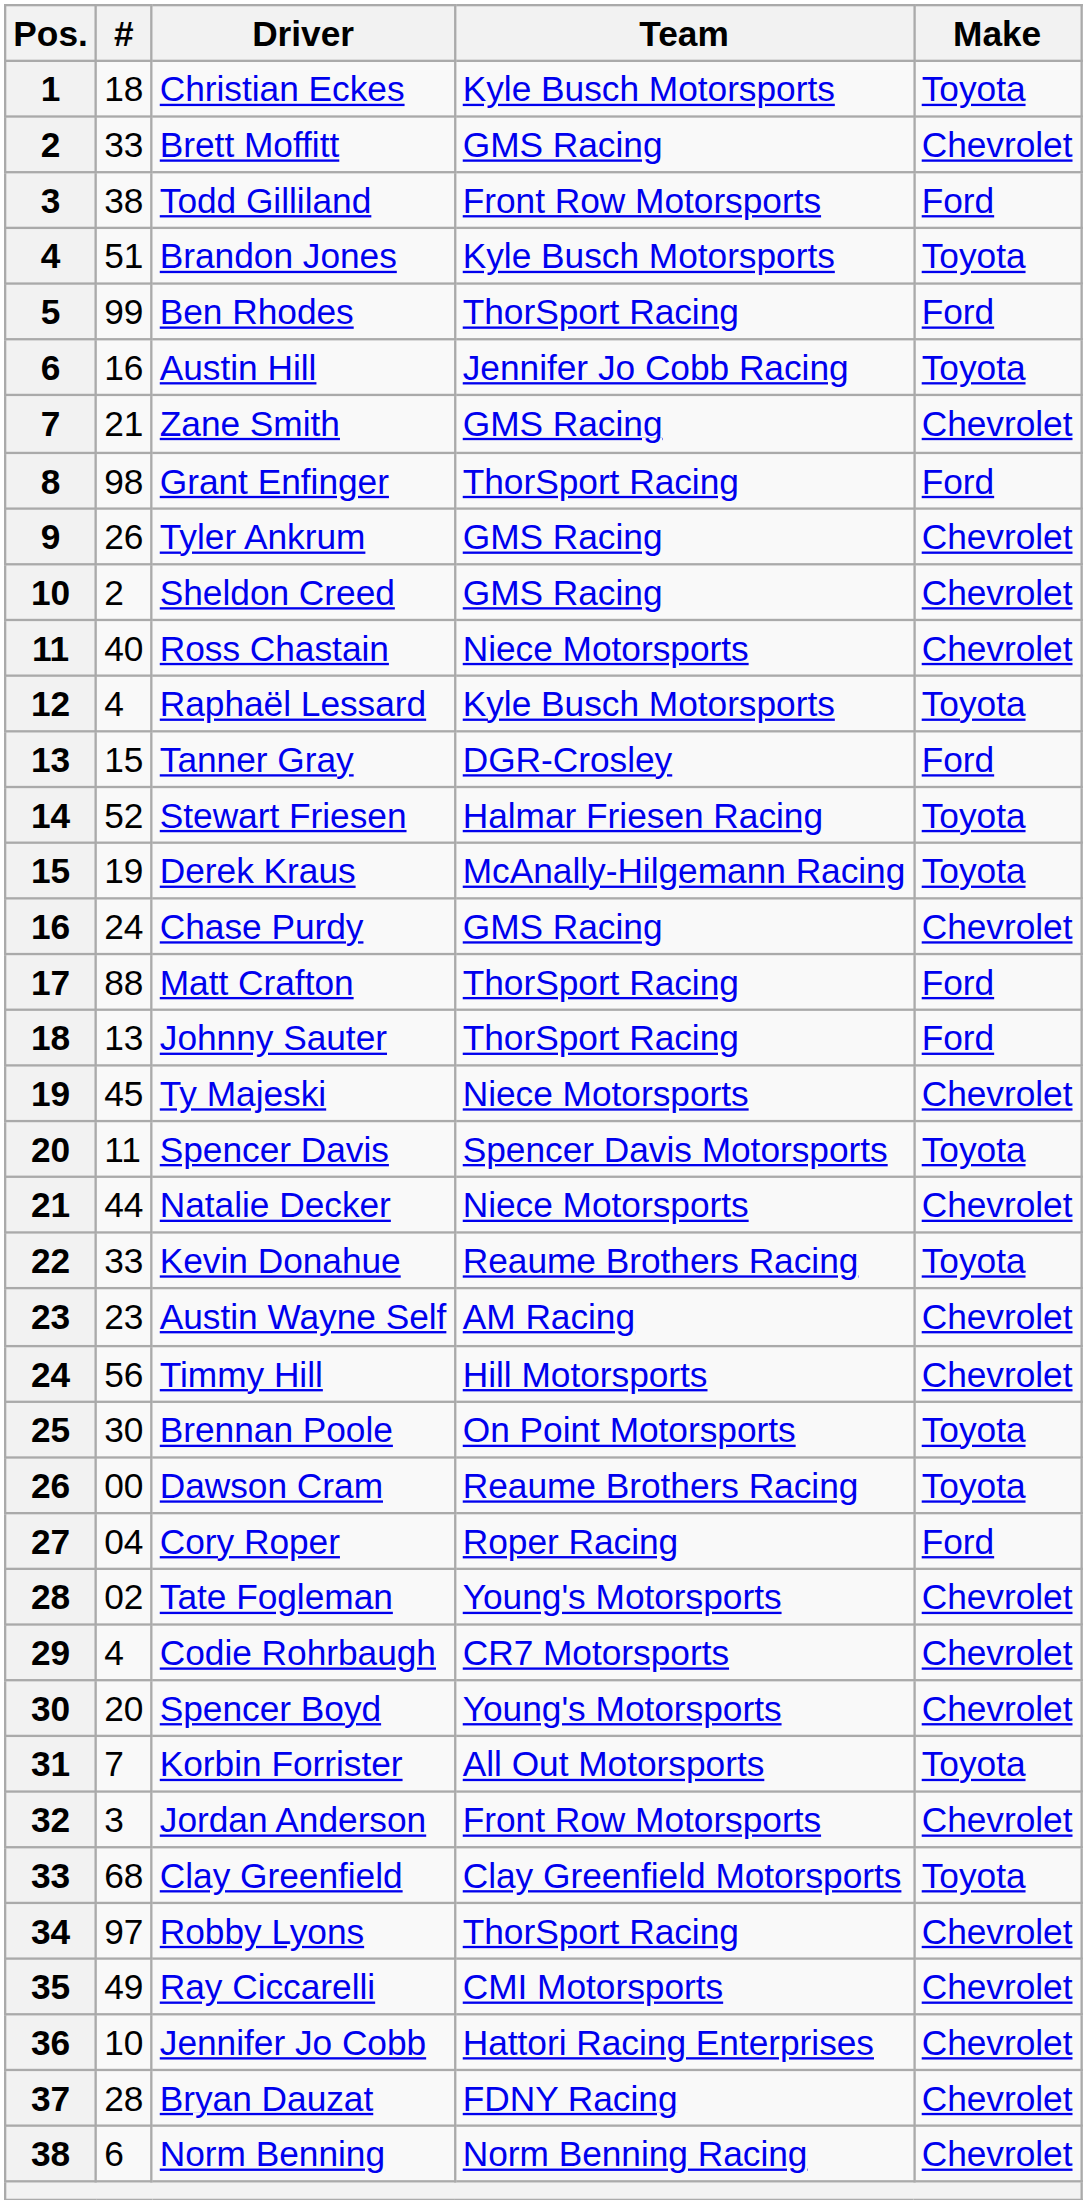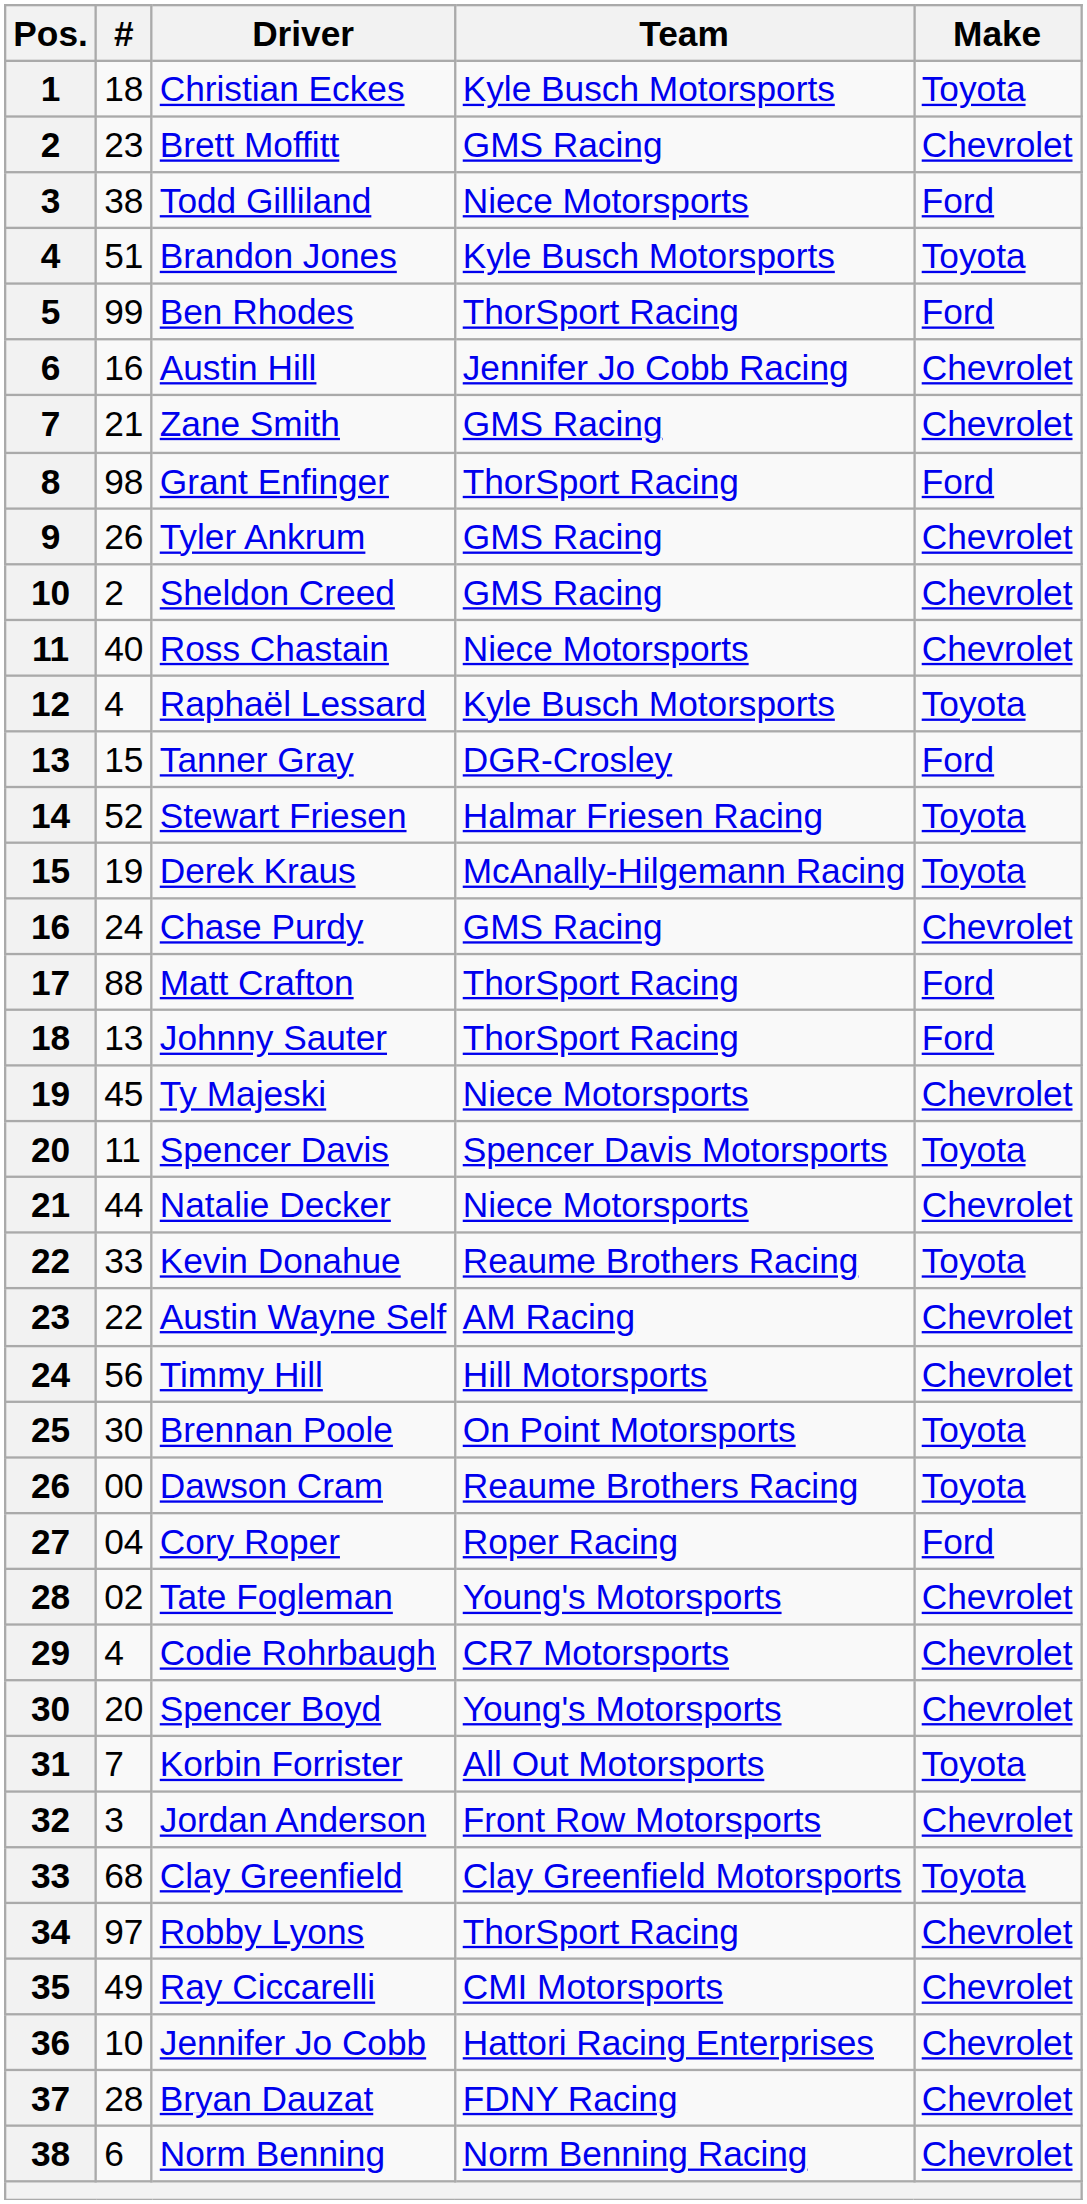(124, 145) 33 -> (124, 145) 23
(642, 201) Front Row Motorsports -> (606, 201) Niece Motorsports
(974, 368) Toyota -> (997, 368) Chevrolet
(124, 1317) 23 -> (124, 1317) 22
